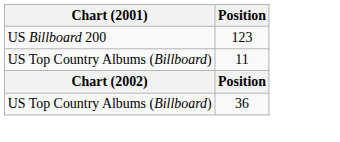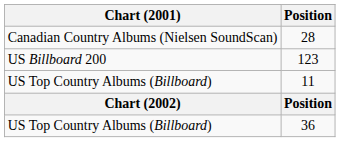+ row: (308, 37)
